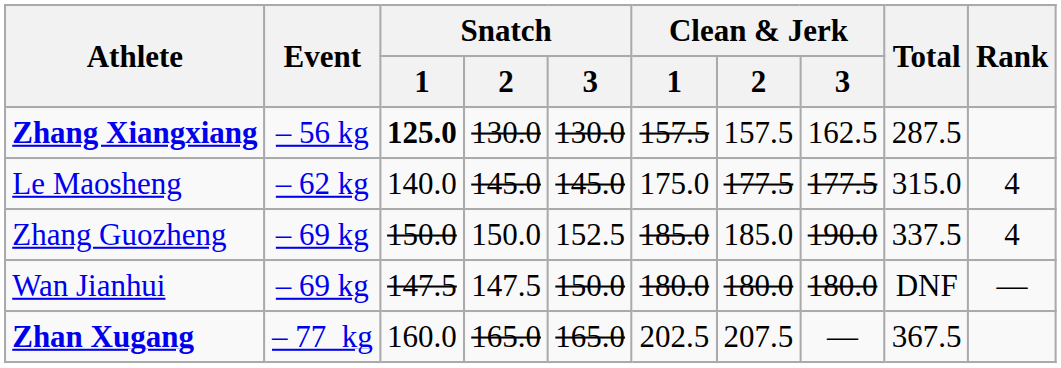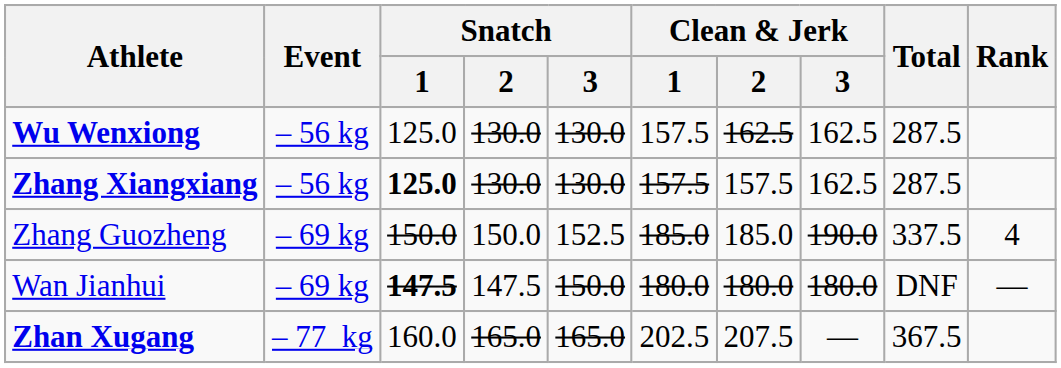+ row: (106, 132)
- row: (97, 183)
(422, 285) normal -> (422, 285) bold
